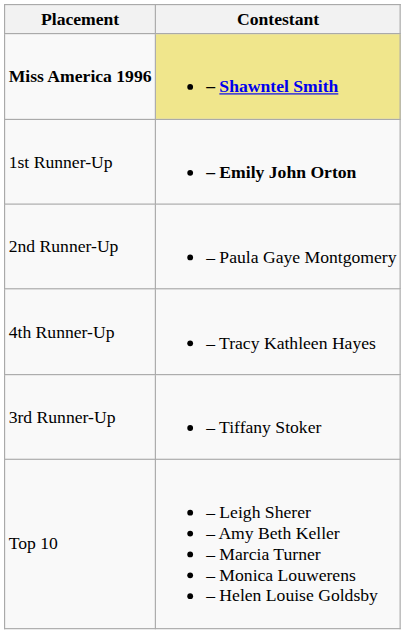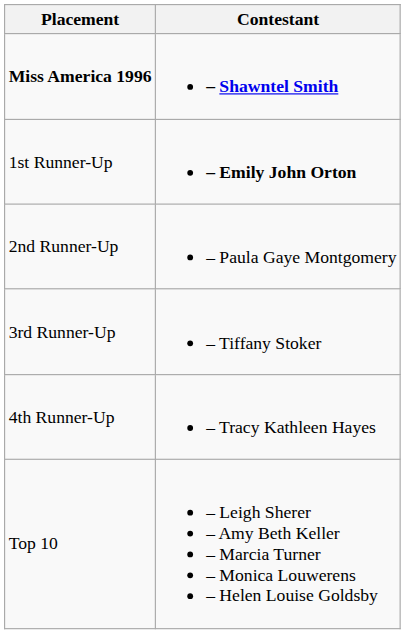(278, 87) khaki background -> (278, 87) no background
rows swapped: (62, 417) <-> (62, 331)
